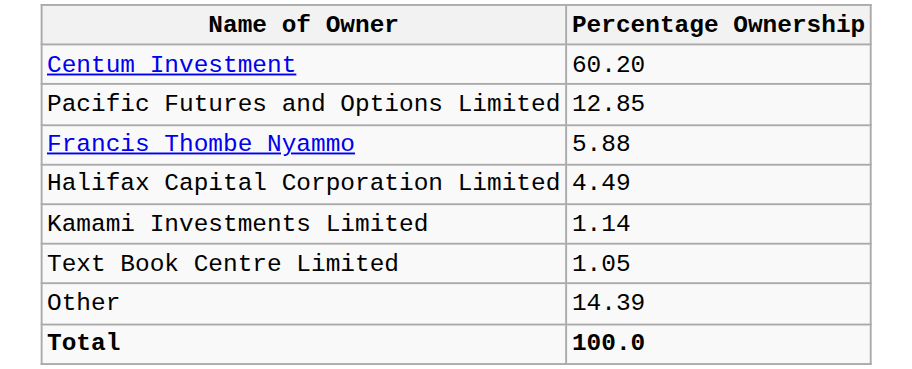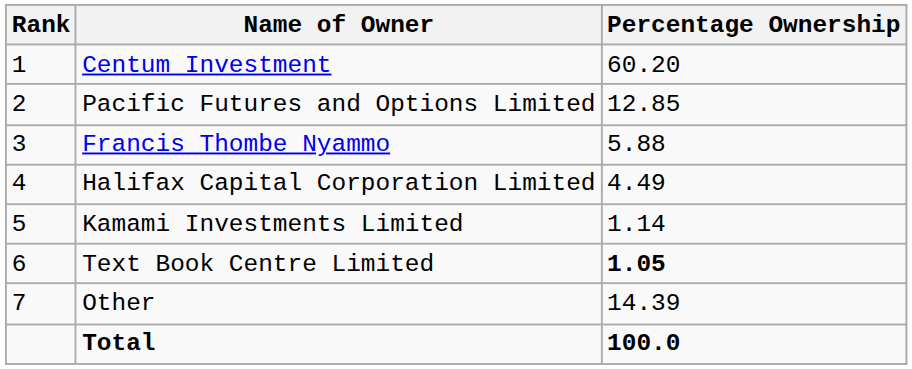+ column: (41, 25)
(601, 264) normal -> (636, 264) bold
